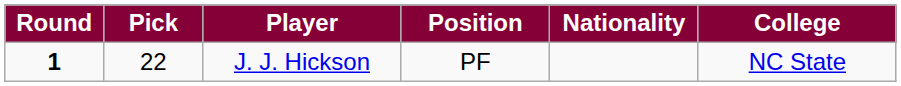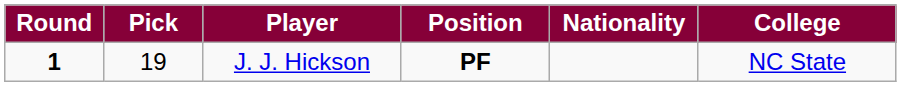(153, 61) 22 -> (153, 61) 19
(475, 61) normal -> (475, 61) bold
